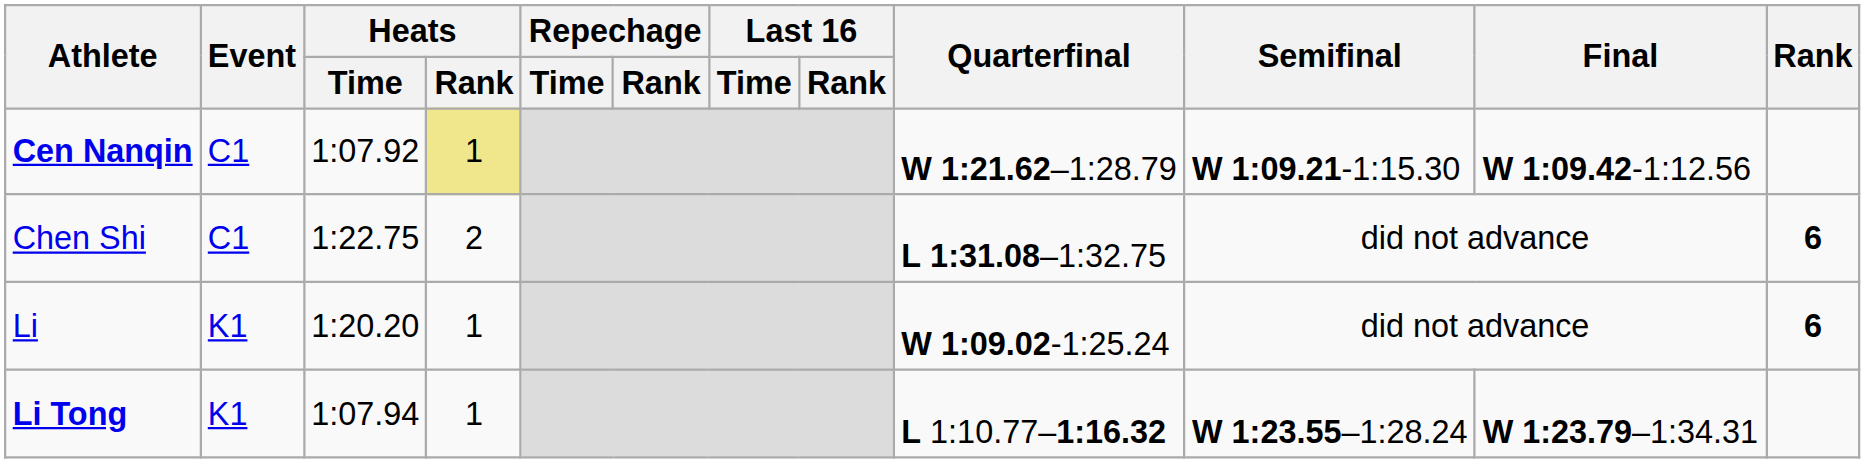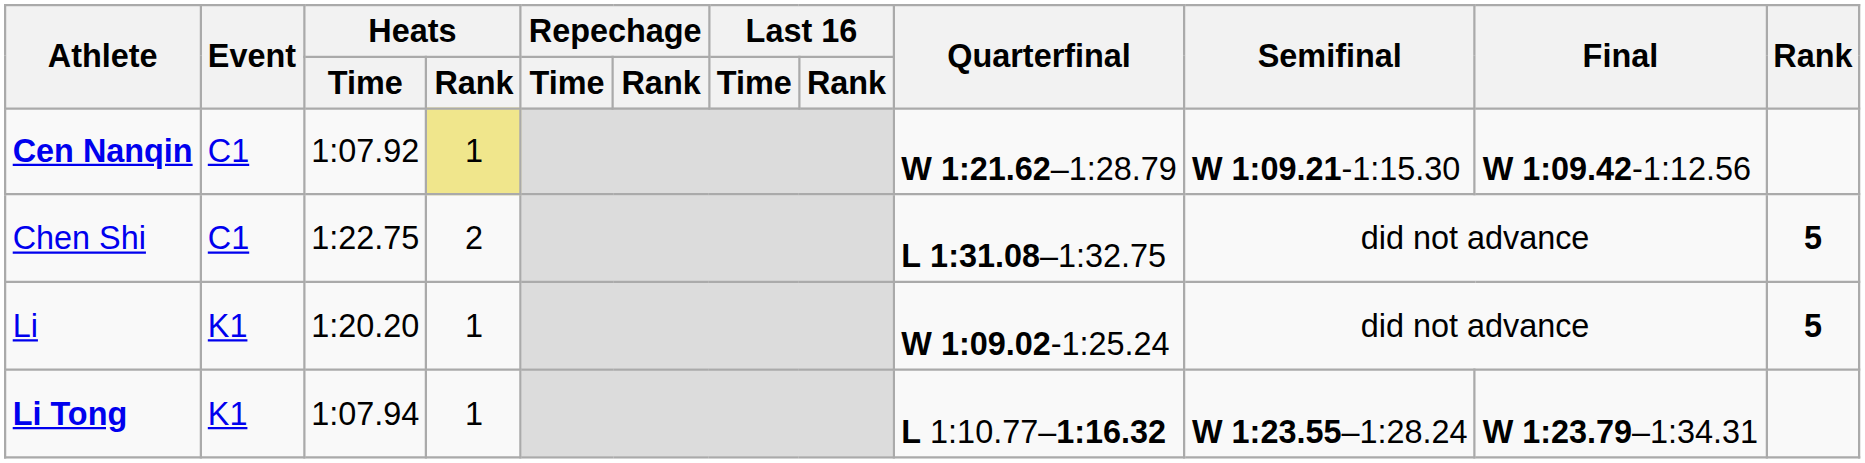(1813, 239) 6 -> (1813, 239) 5
(1813, 326) 6 -> (1813, 326) 5
